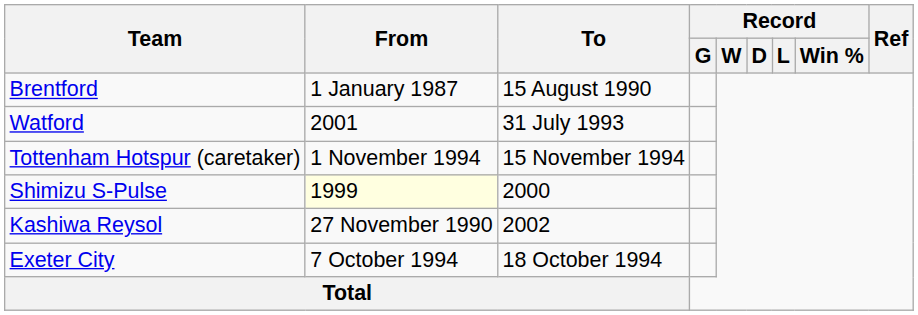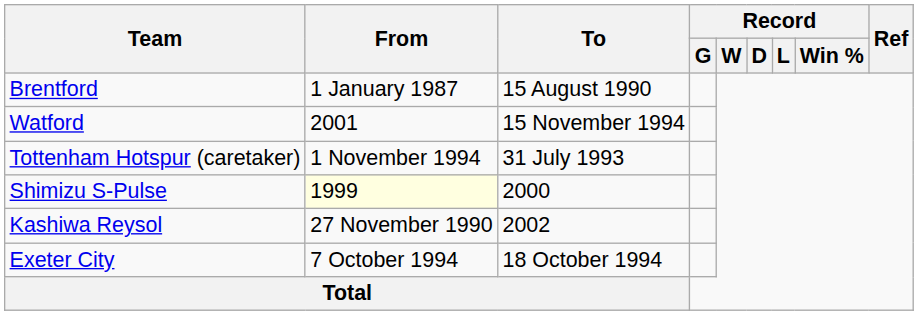(563, 123) 31 July 1993 -> (594, 123) 15 November 1994
(594, 157) 15 November 1994 -> (563, 157) 31 July 1993
